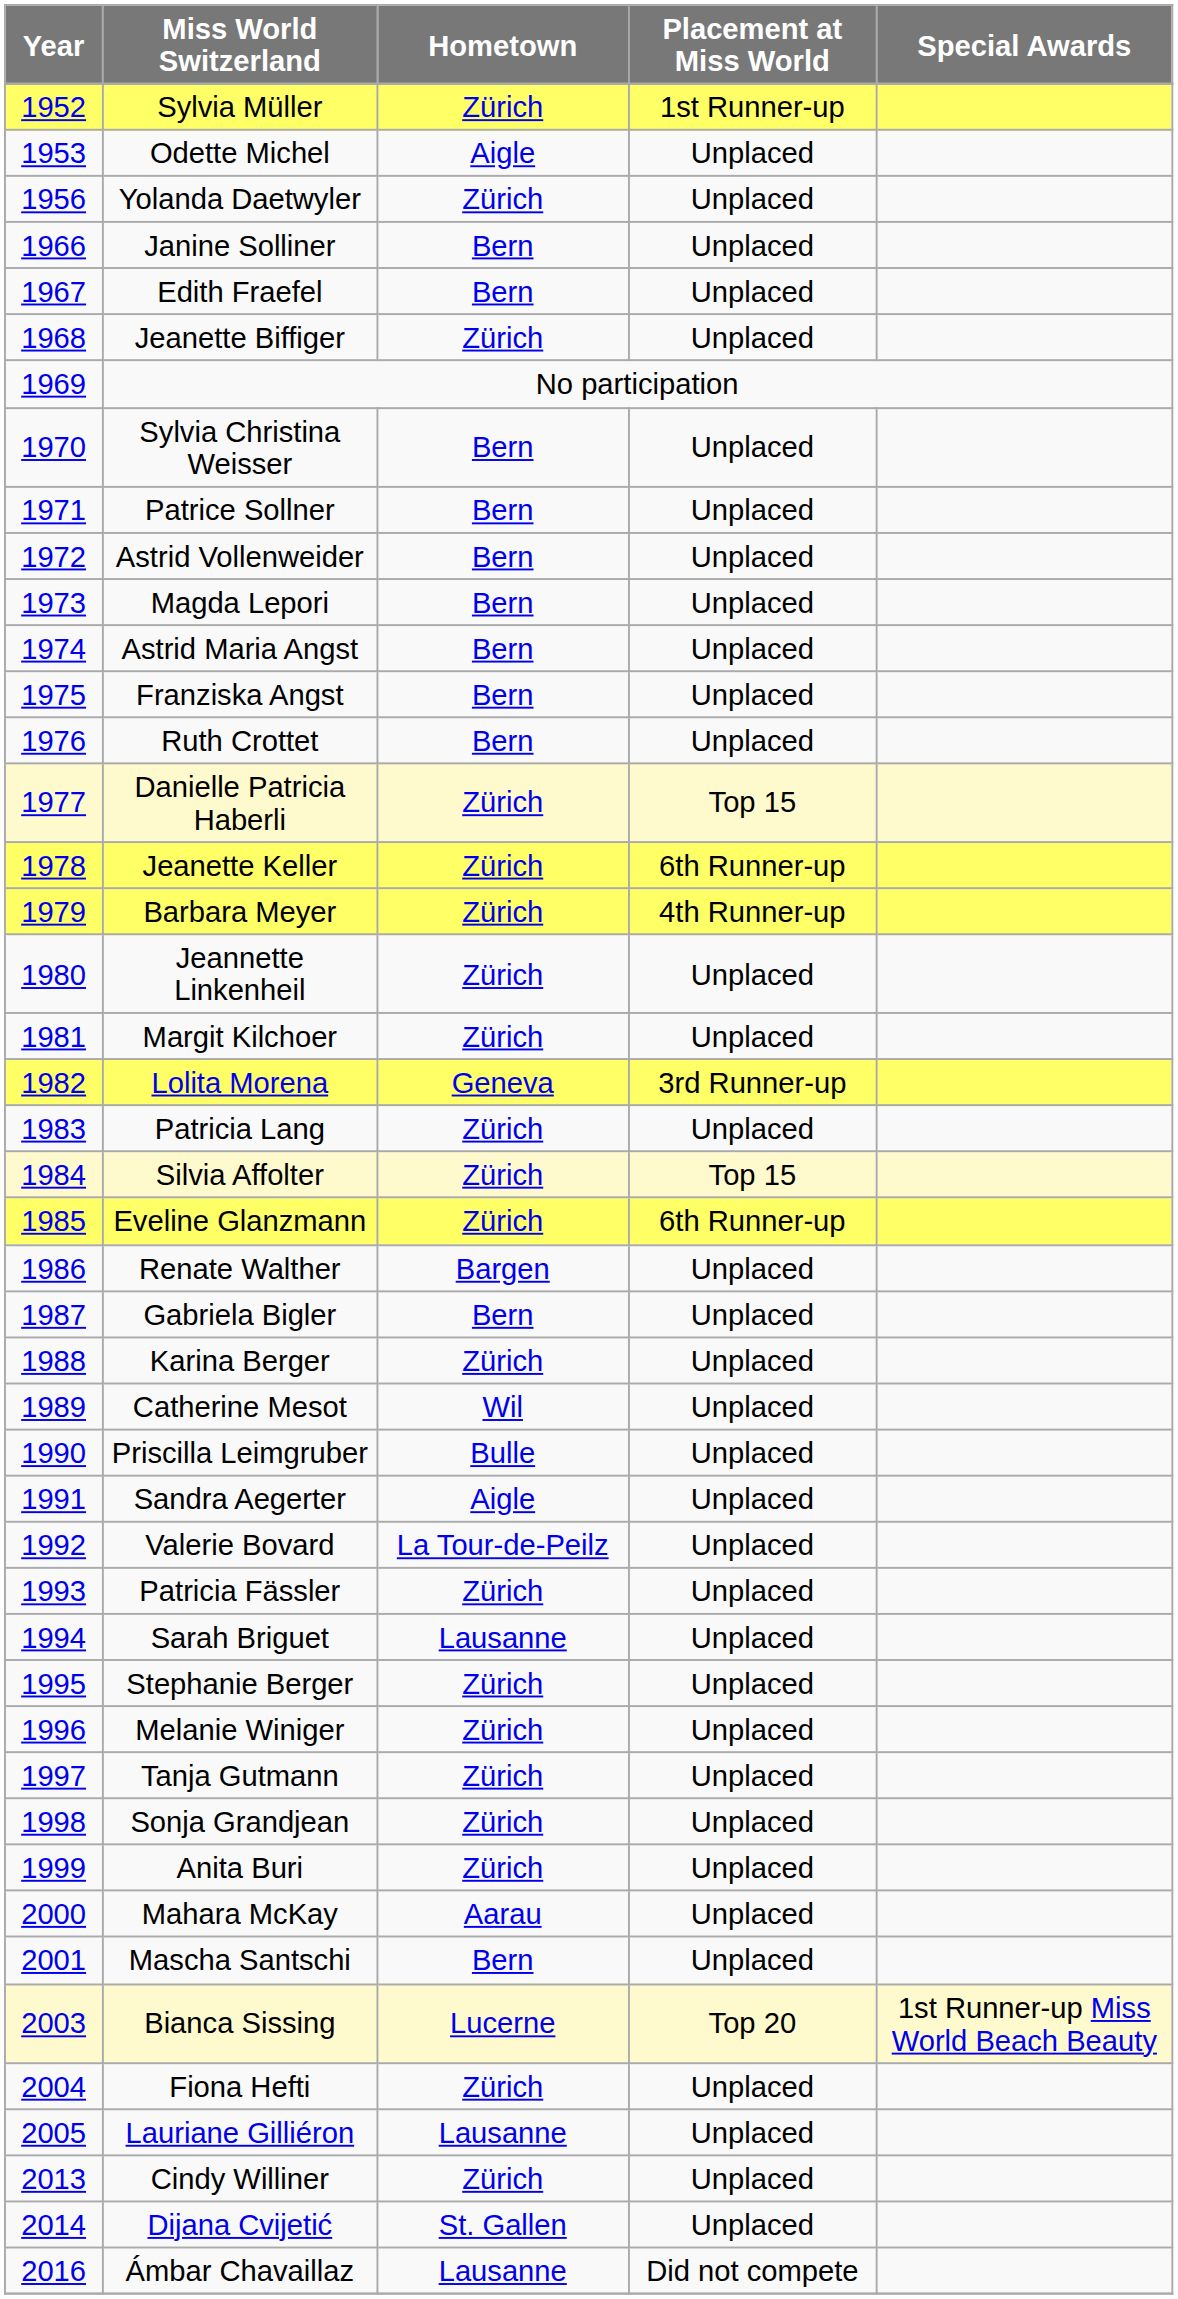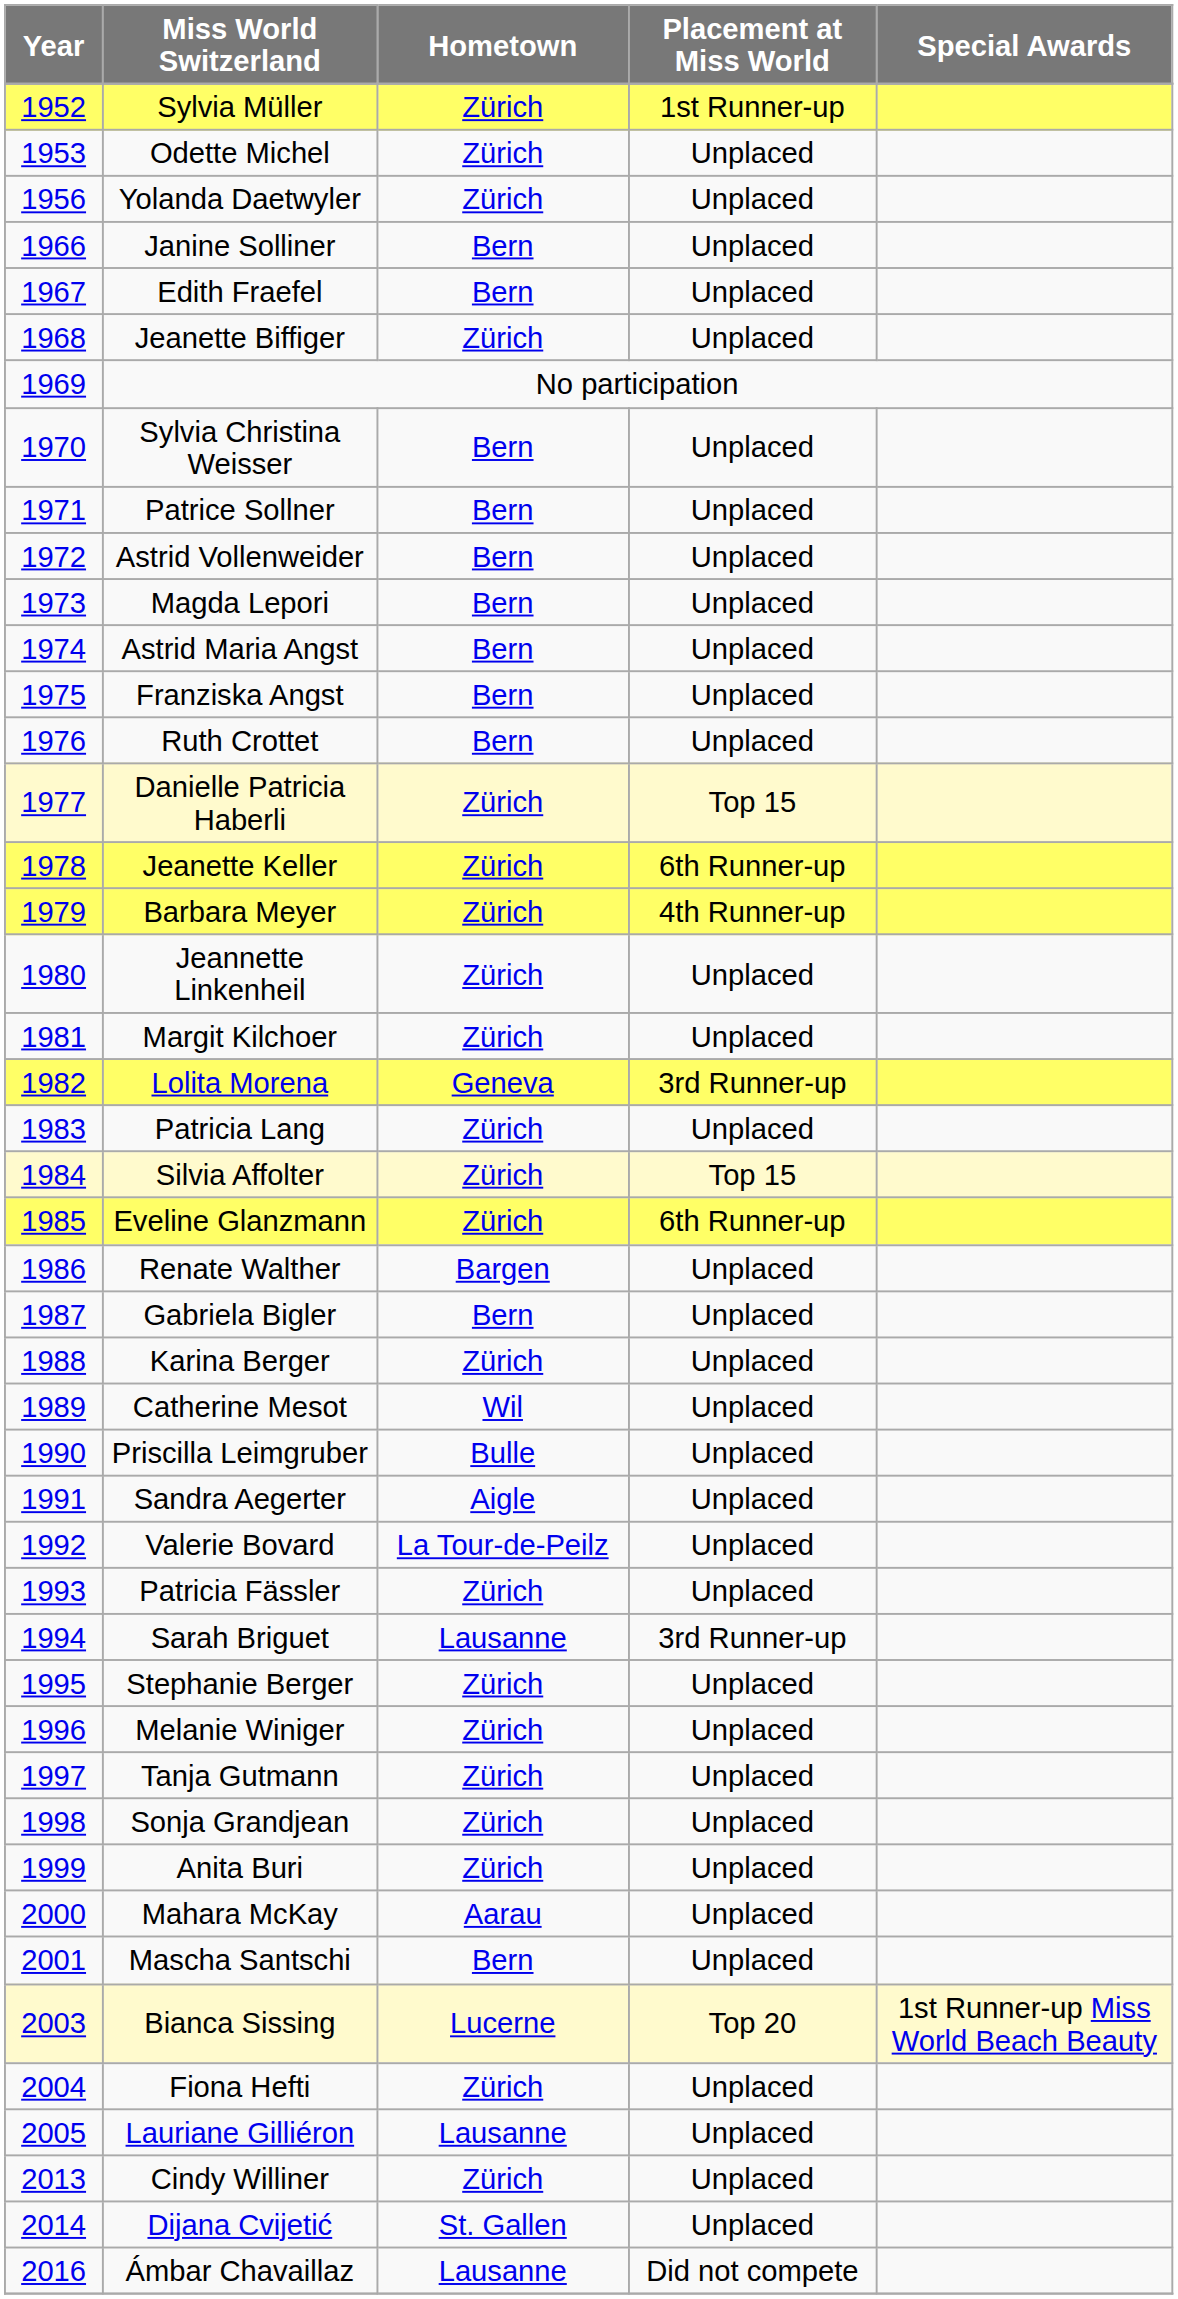(503, 153) Aigle -> (503, 153) Zürich
(752, 1637) Unplaced -> (752, 1637) 3rd Runner-up
